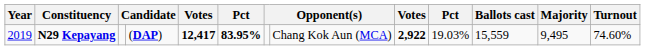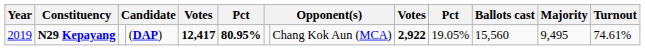(241, 34) 83.95% -> (241, 34) 80.95%
(450, 34) 19.03% -> (450, 34) 19.05%
(492, 34) 15,559 -> (492, 34) 15,560
(612, 34) 74.60% -> (612, 34) 74.61%
